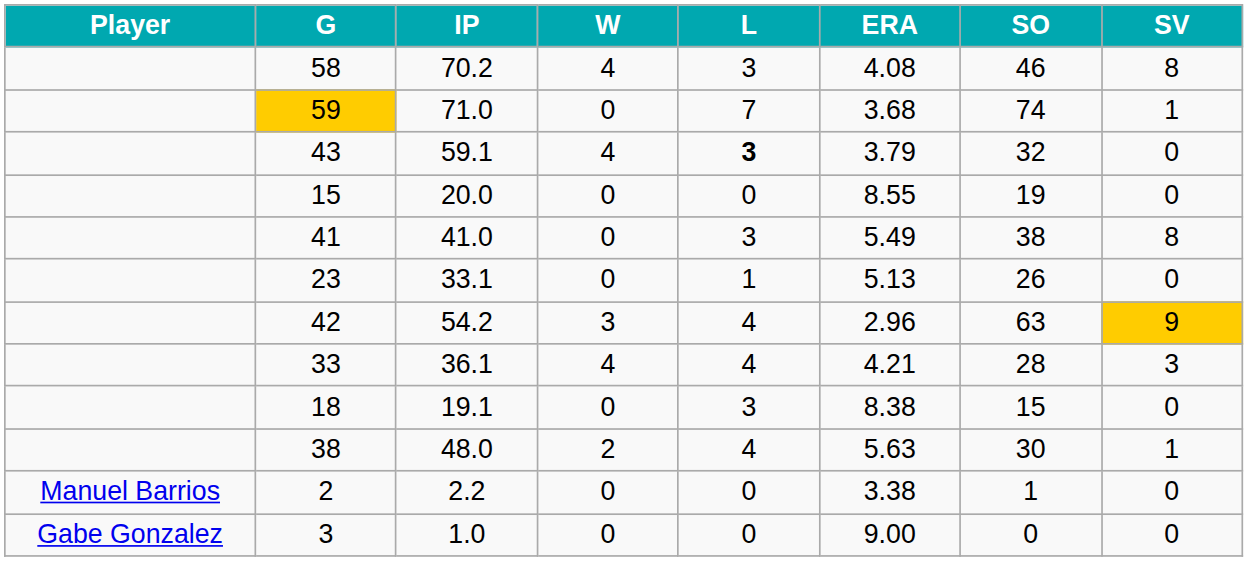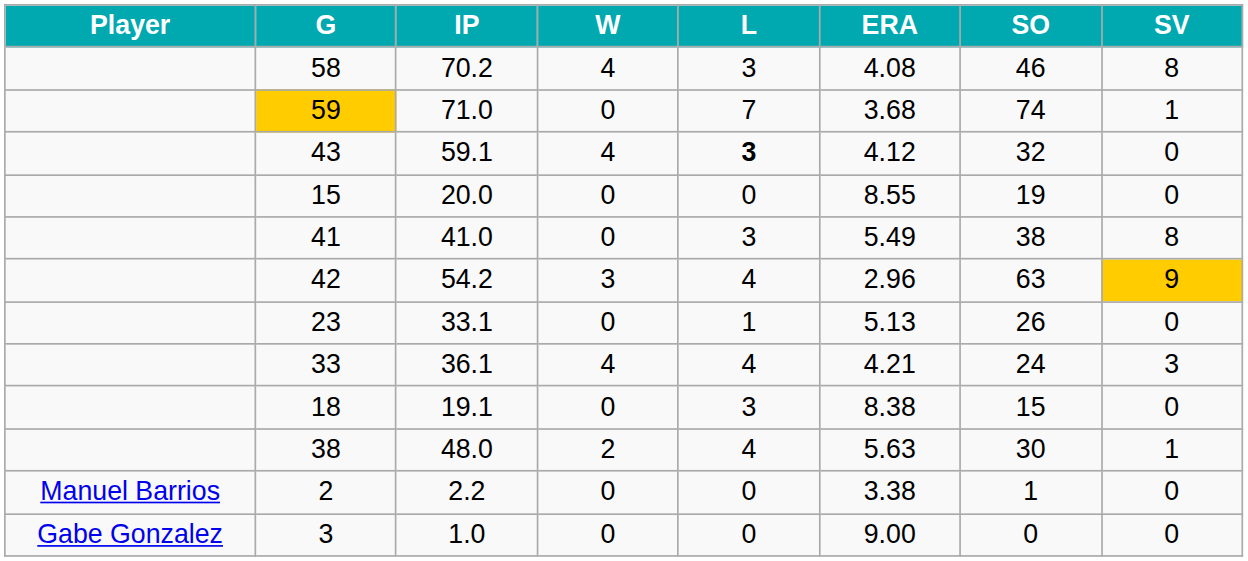(890, 152) 3.79 -> (890, 152) 4.12
rows swapped: (326, 322) <-> (326, 279)
(1031, 364) 28 -> (1031, 364) 24
